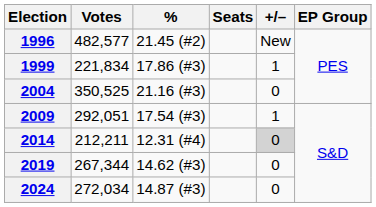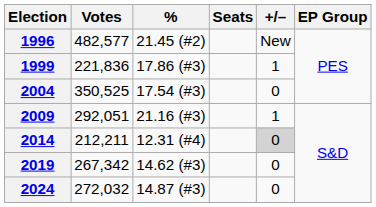(102, 65) 221,834 -> (102, 65) 221,836
(171, 90) 21.16 (#3) -> (171, 90) 17.54 (#3)
(171, 115) 17.54 (#3) -> (171, 115) 21.16 (#3)
(102, 164) 267,344 -> (102, 164) 267,342
(102, 189) 272,034 -> (102, 189) 272,032
